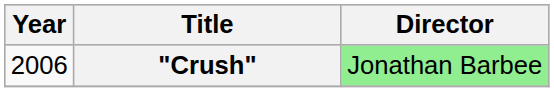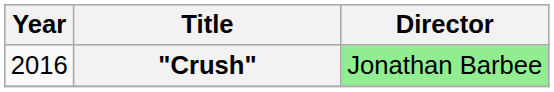(39, 65) 2006 -> (39, 65) 2016
